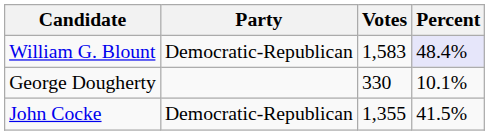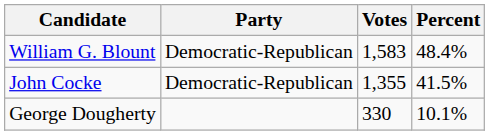(442, 51) lavender background -> (442, 51) no background
rows swapped: (55, 113) <-> (82, 82)
